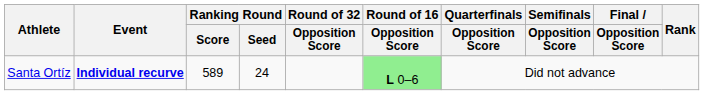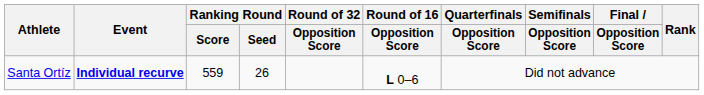(213, 73) 589 -> (213, 73) 559
(262, 73) 24 -> (262, 73) 26
(402, 80) lightgreen background -> (402, 80) no background
